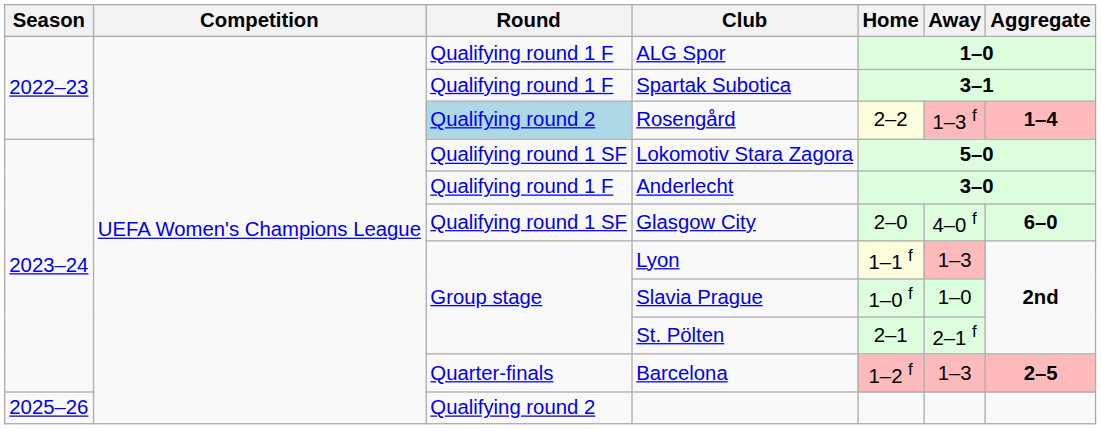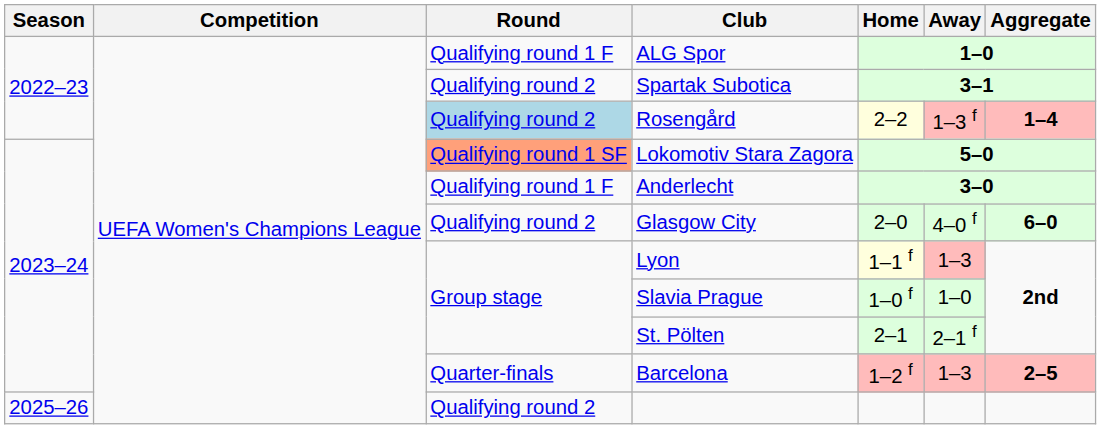(522, 85) Qualifying round 1 F -> (513, 85) Qualifying round 2
(529, 155) no background -> (529, 155) lightsalmon background
(529, 222) Qualifying round 1 SF -> (513, 222) Qualifying round 2
